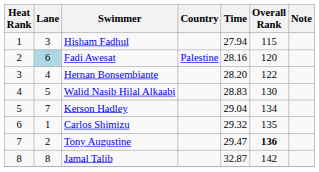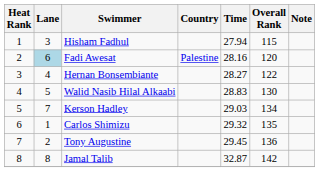(235, 74) 28.20 -> (235, 74) 28.27
(235, 108) 29.04 -> (235, 108) 29.03
(235, 141) 29.47 -> (235, 141) 29.45
(269, 141) bold -> (269, 141) normal
